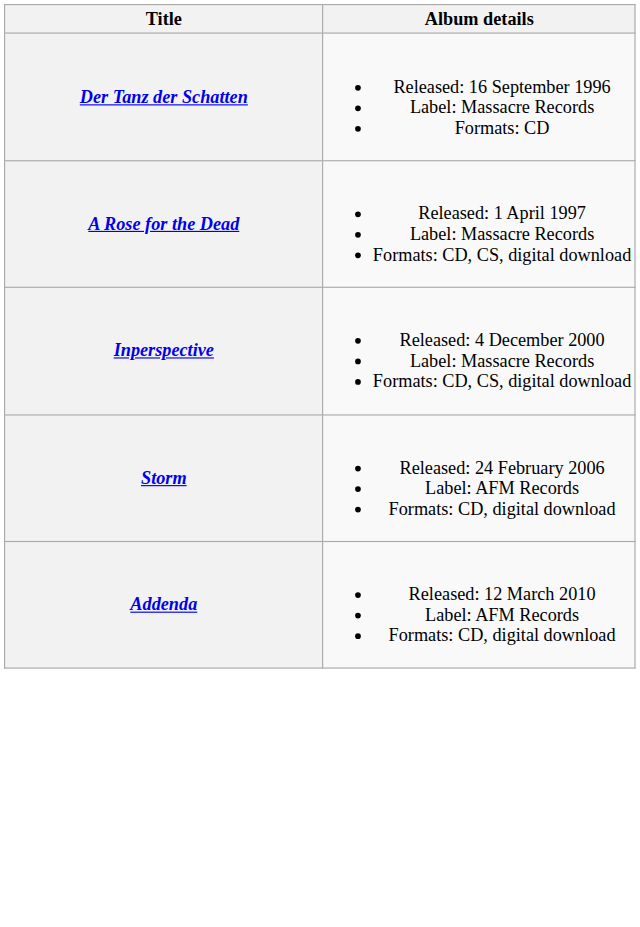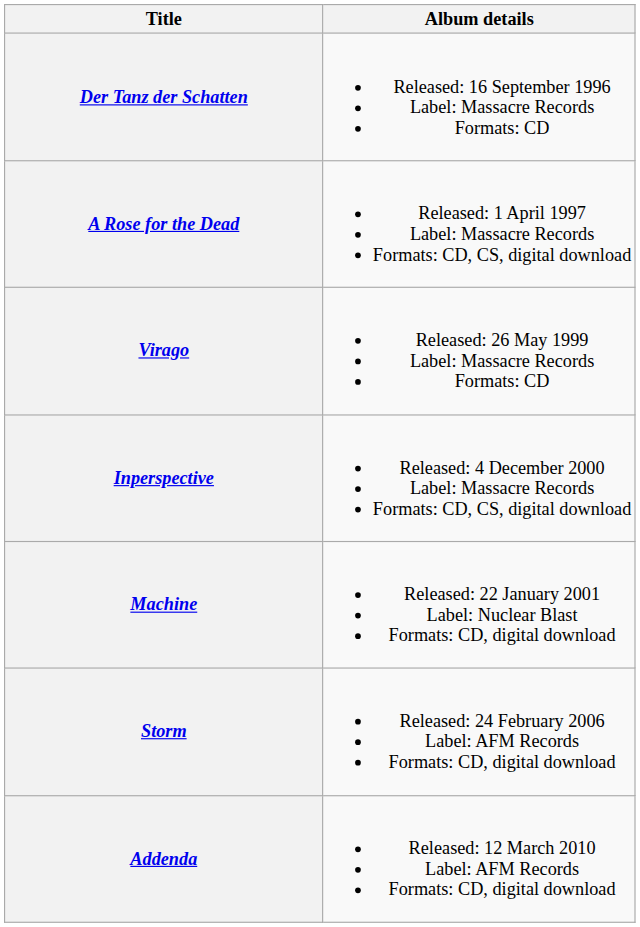+ row: (164, 350)
+ row: (164, 604)
